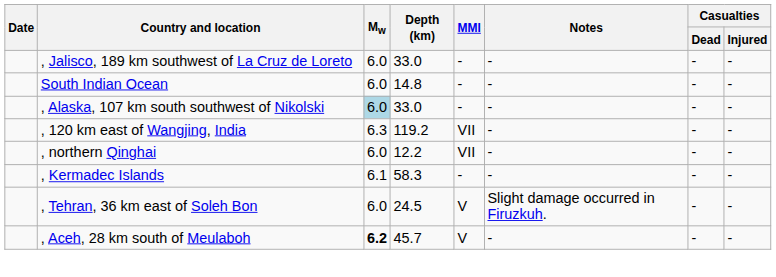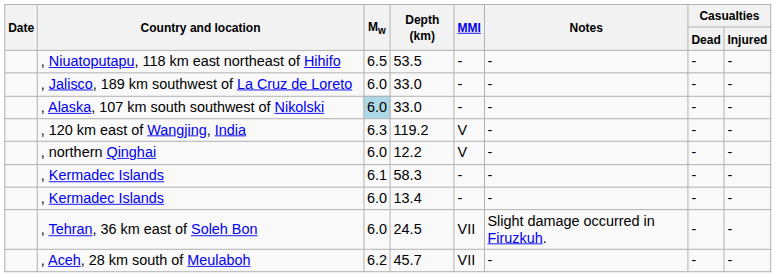+ row: (191, 61)
- row: (104, 84)
(466, 130) VII -> (462, 130) V
(466, 152) VII -> (462, 152) V
+ row: (102, 198)
(462, 206) V -> (466, 229) VII
(377, 237) bold -> (377, 260) normal
(462, 237) V -> (466, 260) VII
